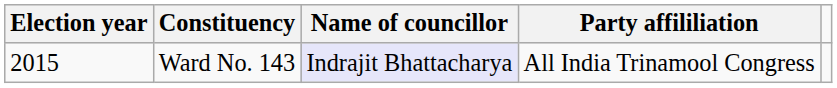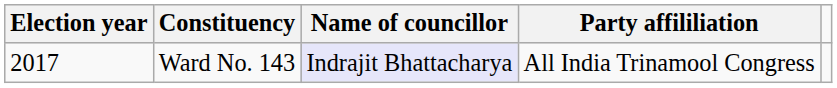(35, 62) 2015 -> (35, 62) 2017
